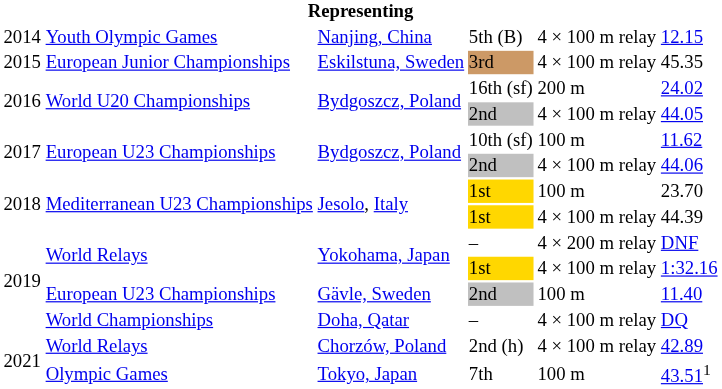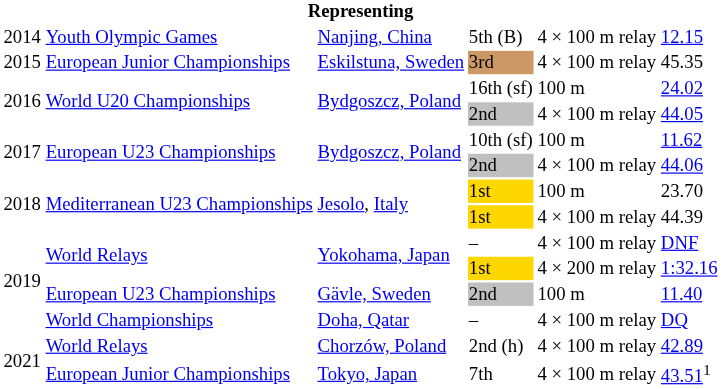(561, 88) 200 m -> (561, 88) 100 m
(597, 242) 4 × 200 m relay -> (597, 242) 4 × 100 m relay
(597, 268) 4 × 100 m relay -> (597, 268) 4 × 200 m relay
(107, 373) Olympic Games -> (168, 373) European Junior Championships
(561, 373) 100 m -> (597, 373) 4 × 100 m relay
